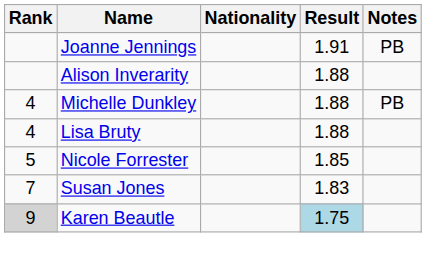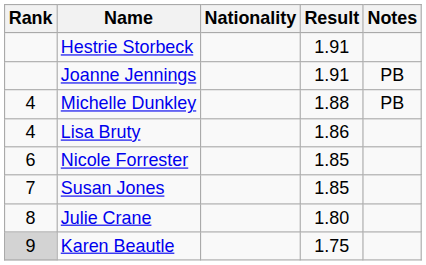+ row: (127, 47)
- row: (125, 75)
(332, 132) 1.88 -> (332, 132) 1.86
(31, 160) 5 -> (31, 160) 6
(332, 189) 1.83 -> (332, 189) 1.85
+ row: (106, 217)
(332, 217) lightblue background -> (332, 246) no background
